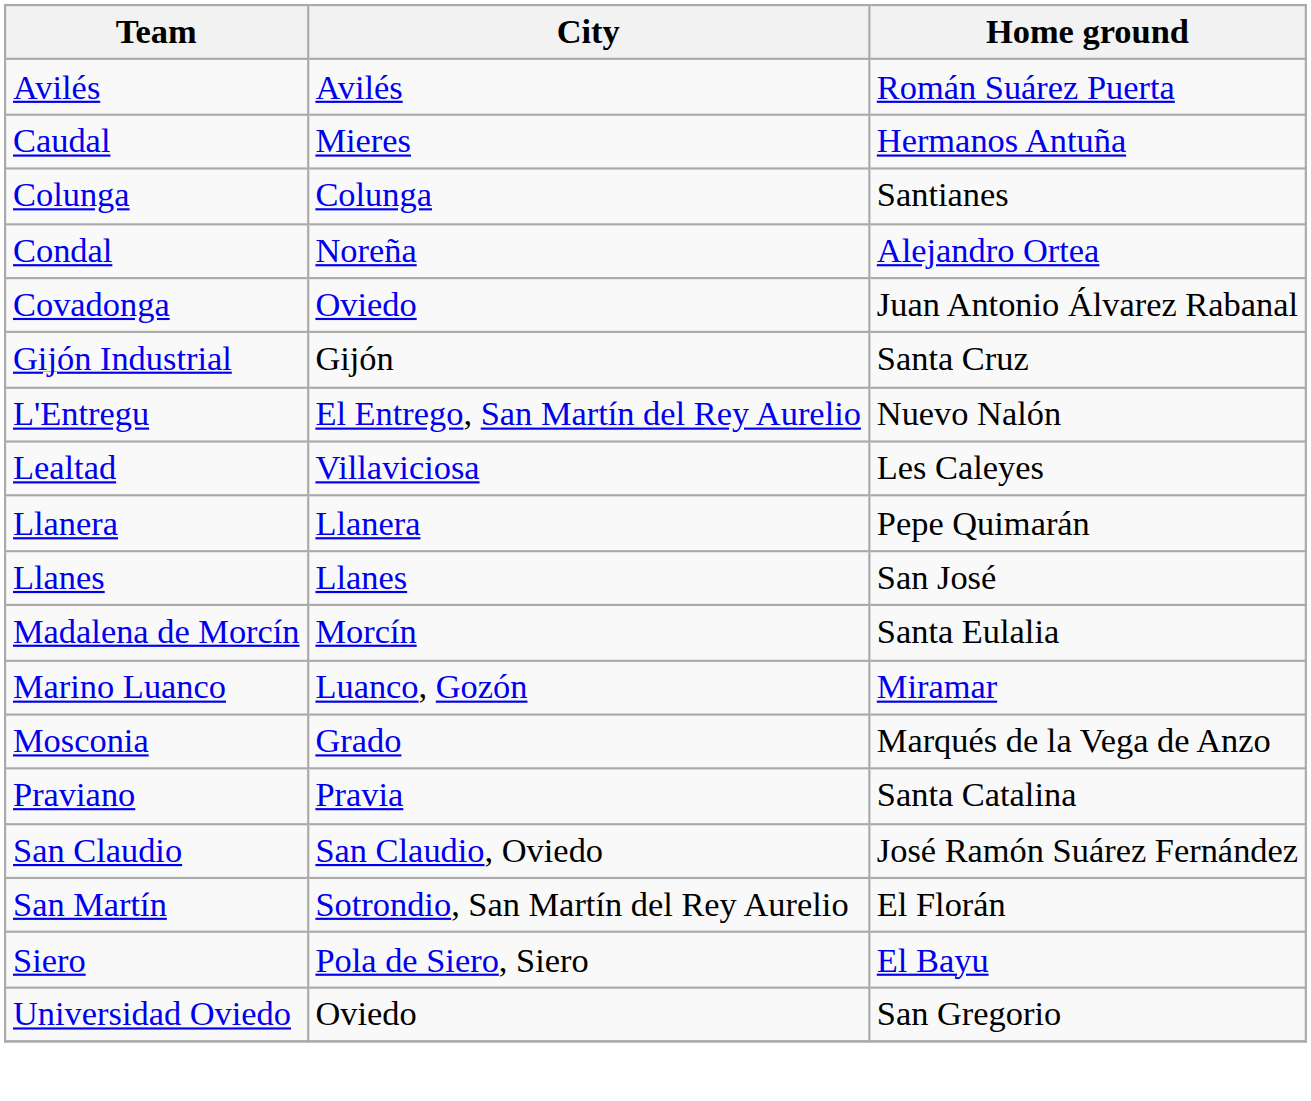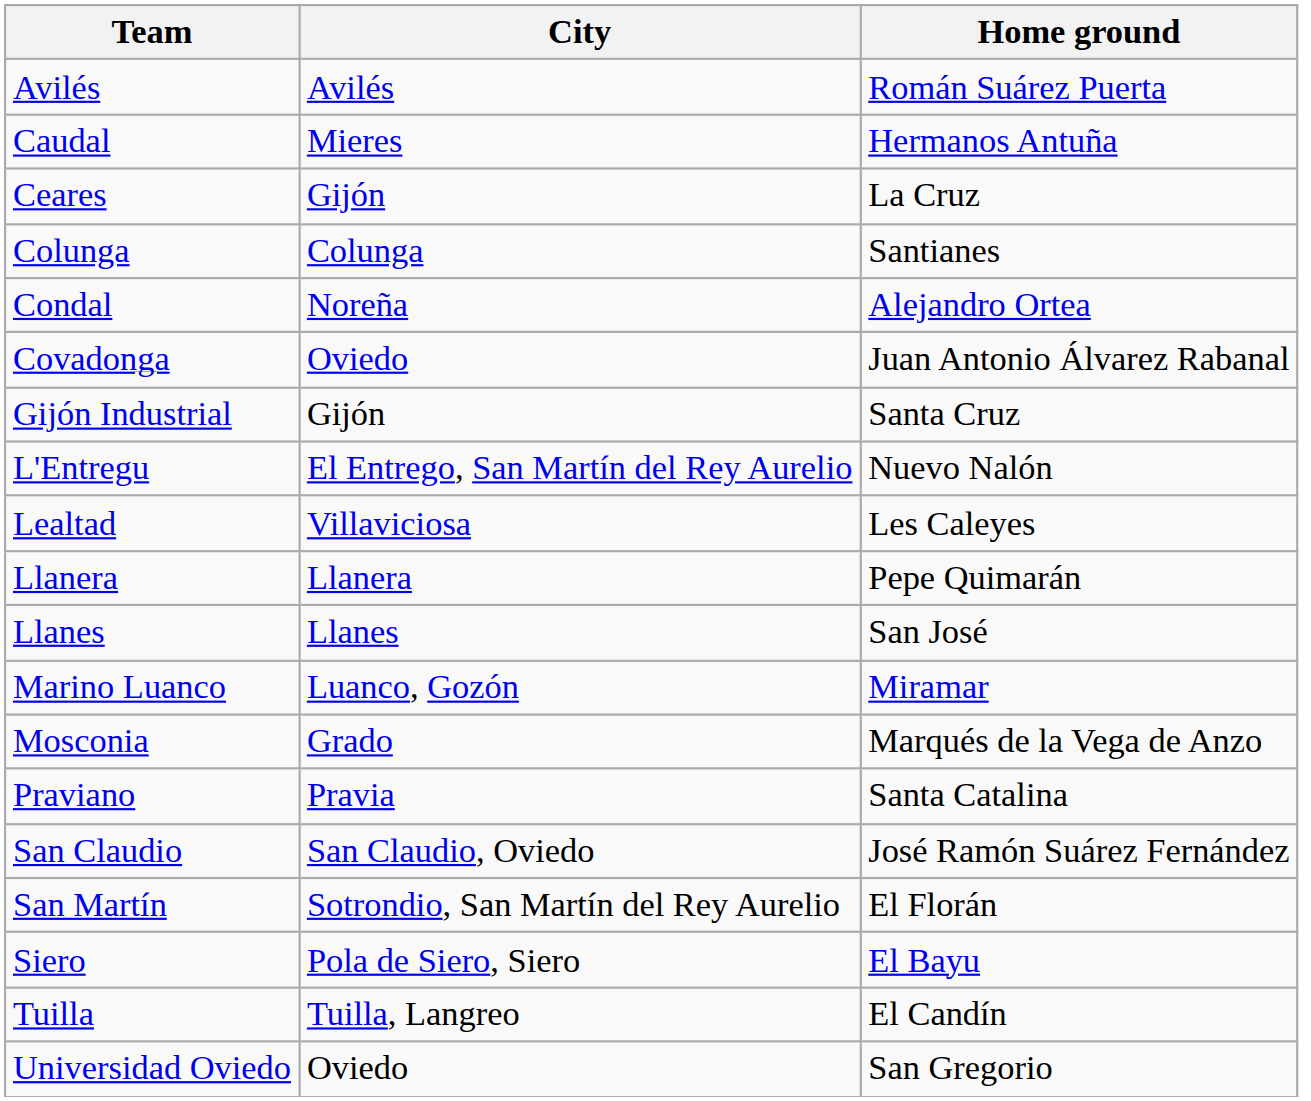+ row: (60, 195)
- row: (156, 631)
+ row: (53, 1013)
